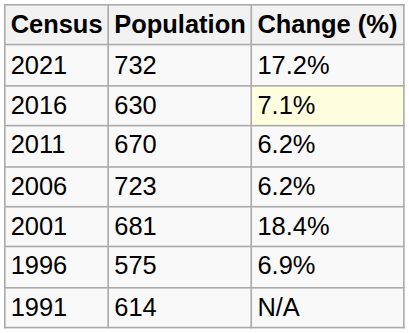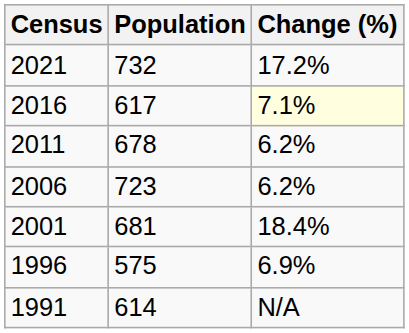(136, 105) 630 -> (136, 105) 617
(136, 145) 670 -> (136, 145) 678
